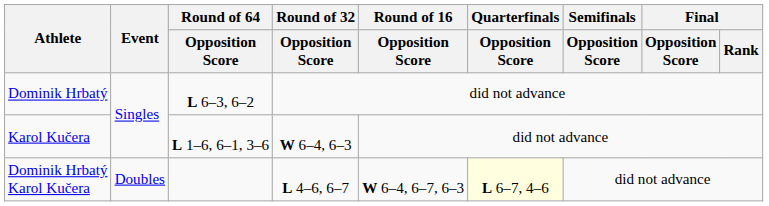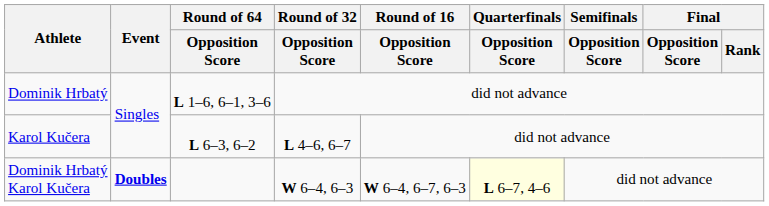(221, 102) L 6–3, 6–2 -> (222, 102) L 1–6, 6–1, 3–6
(221, 145) L 1–6, 6–1, 3–6 -> (222, 145) L 6–3, 6–2
(316, 145) W 6–4, 6–3 -> (317, 145) L 4–6, 6–7
(140, 179) normal -> (141, 179) bold
(316, 188) L 4–6, 6–7 -> (317, 188) W 6–4, 6–3
